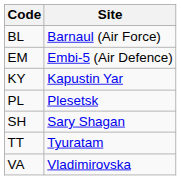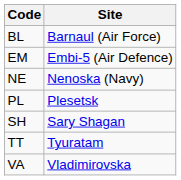- row: (16, 79)
+ row: (17, 79)
